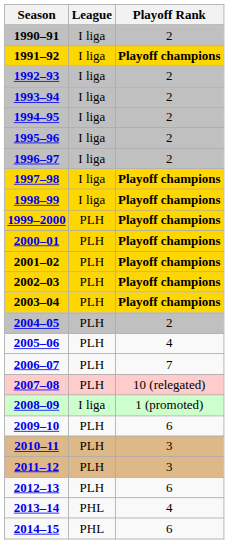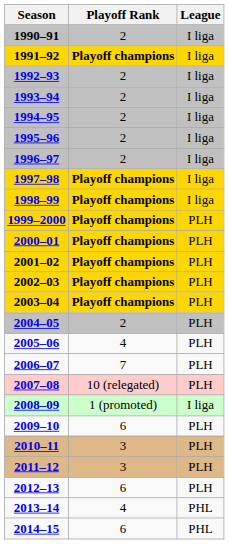columns swapped: (92, 14) <-> (169, 14)
